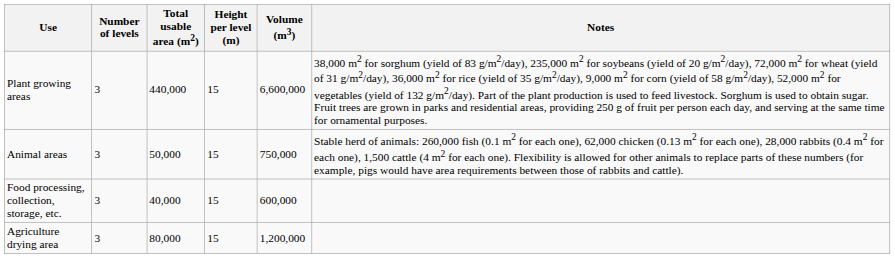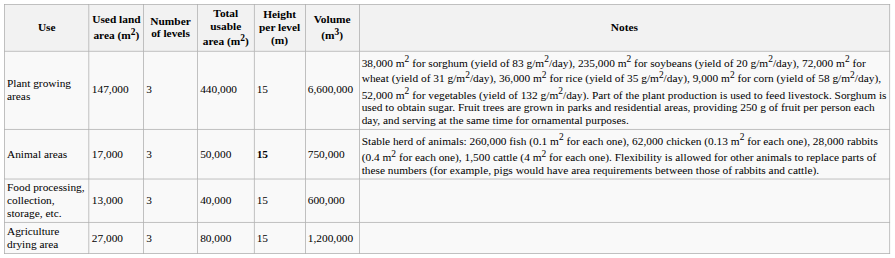+ column: (116, 27)
(213, 154) normal -> (262, 154) bold
